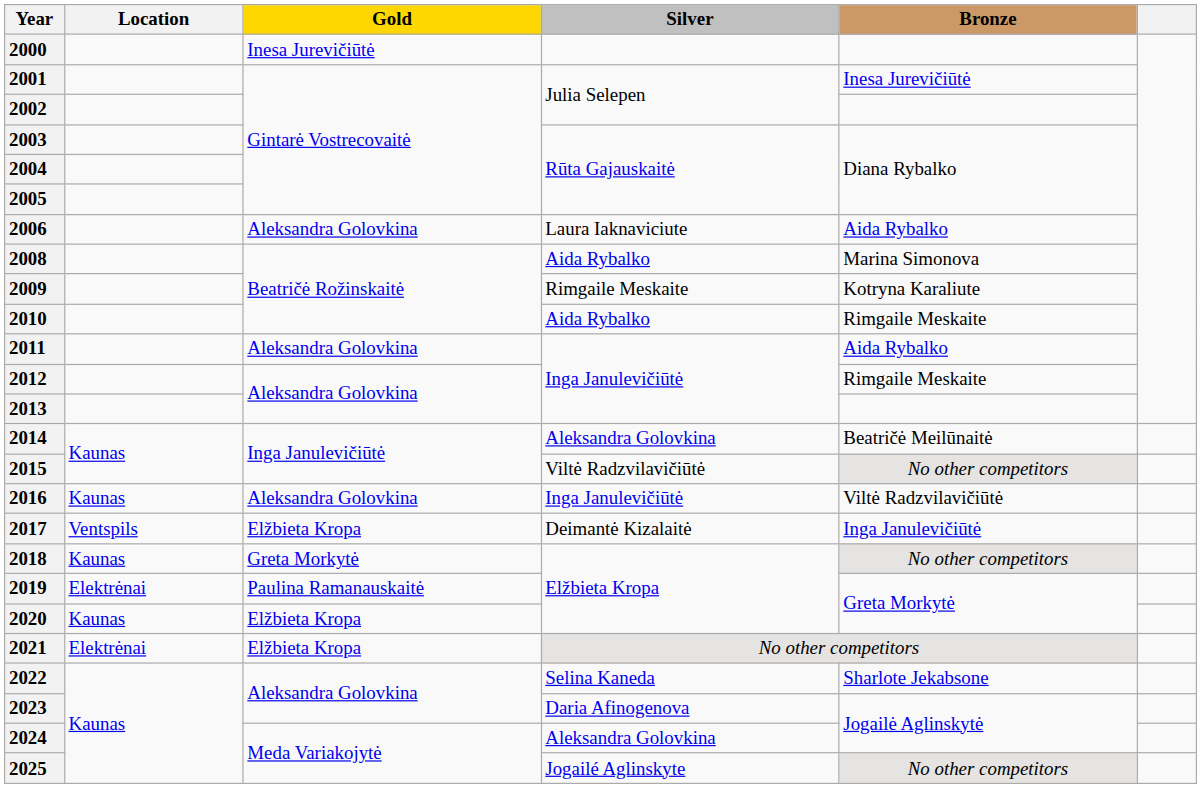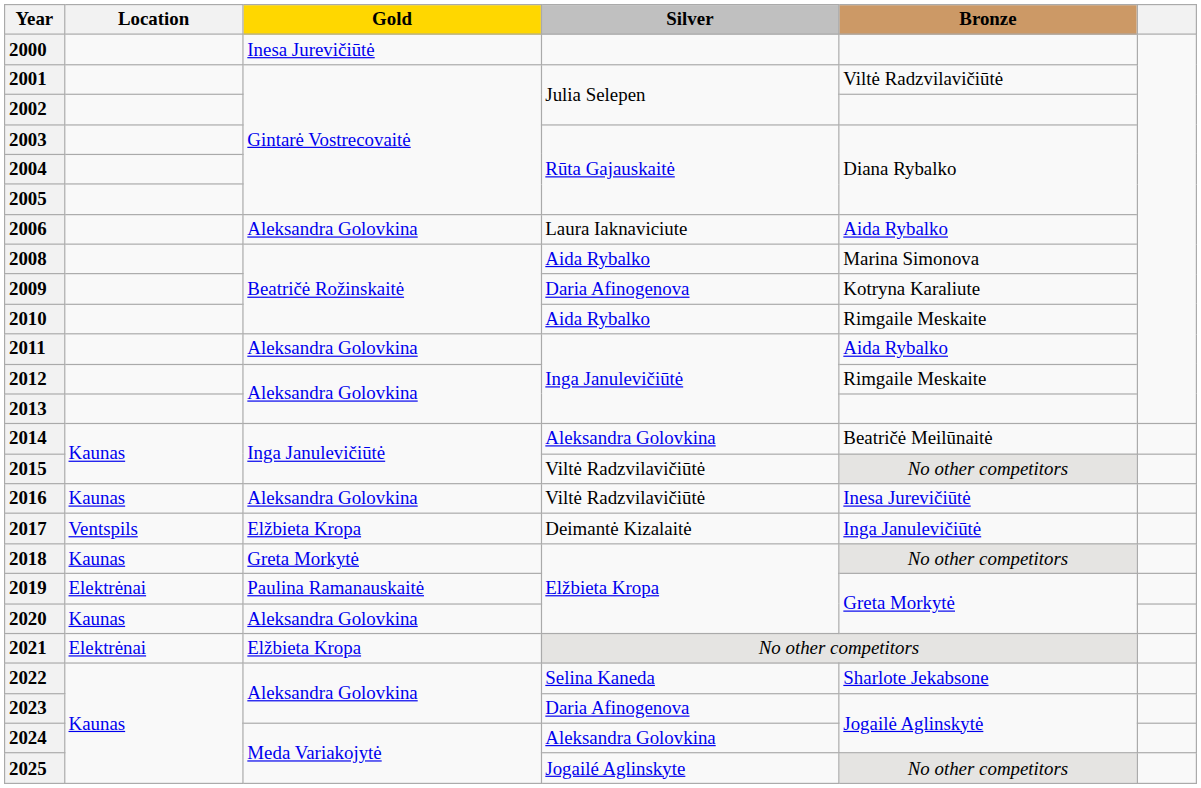(907, 79) Inesa Jurevičiūtė -> (923, 79) Viltė Radzvilavičiūtė
(617, 288) Rimgaile Meskaite -> (617, 288) Daria Afinogenova
(614, 498) Inga Janulevičiūtė -> (625, 498) Viltė Radzvilavičiūtė
(923, 498) Viltė Radzvilavičiūtė -> (907, 498) Inesa Jurevičiūtė
(304, 618) Elžbieta Kropa -> (333, 618) Aleksandra Golovkina
